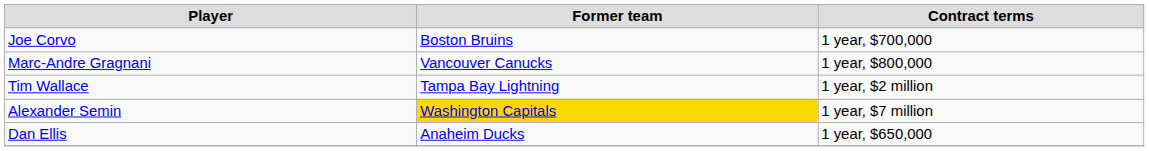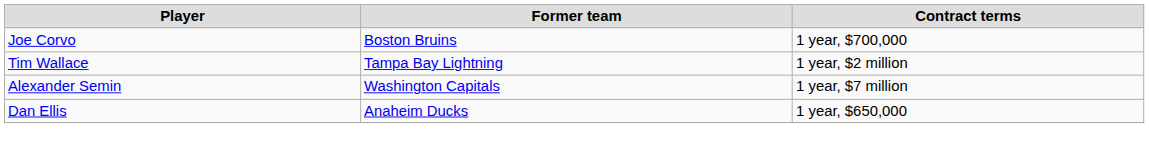- row: (79, 63)
(488, 110) gold background -> (432, 87) no background
